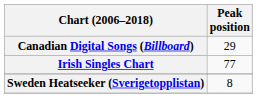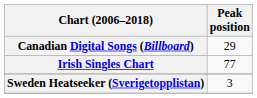(230, 83) 8 -> (230, 83) 3
